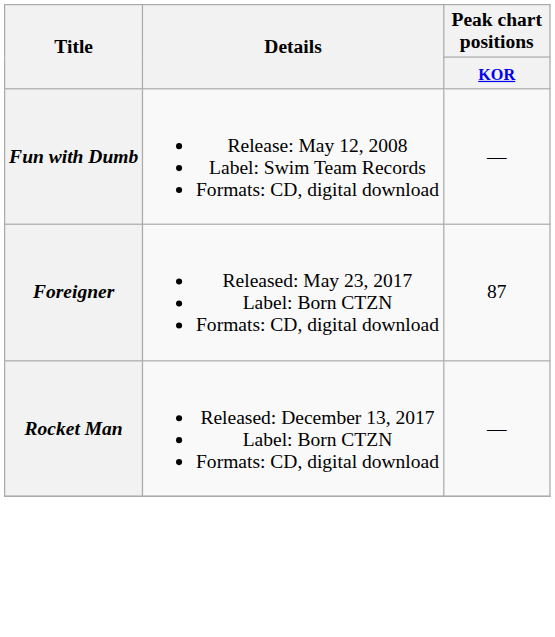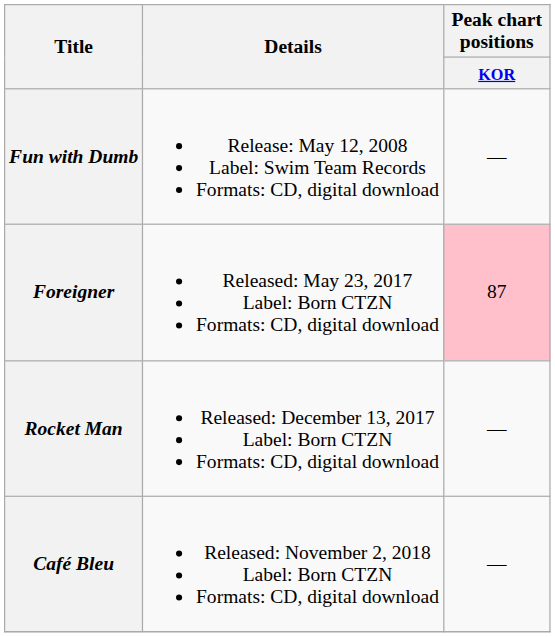(497, 292) no background -> (497, 292) pink background
+ row: (74, 563)
